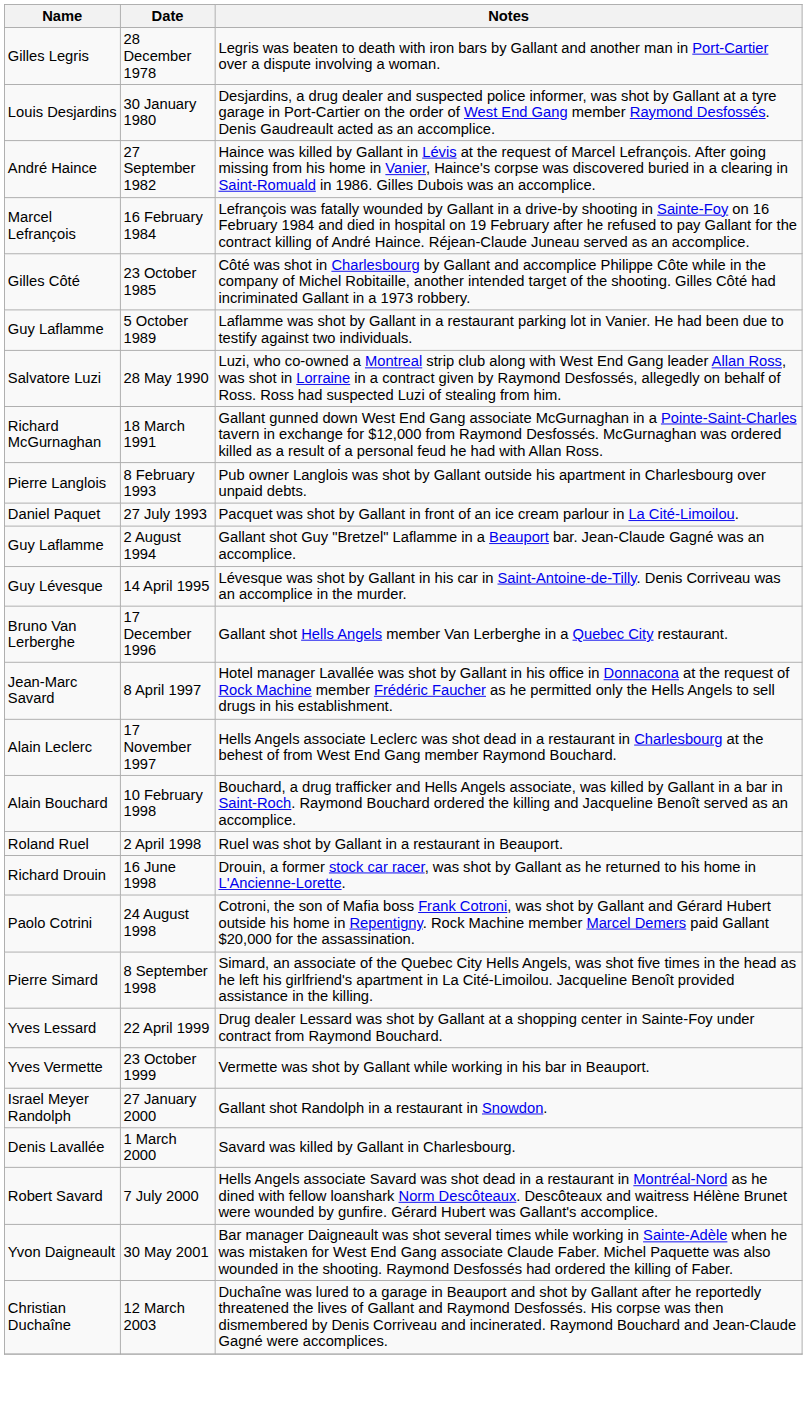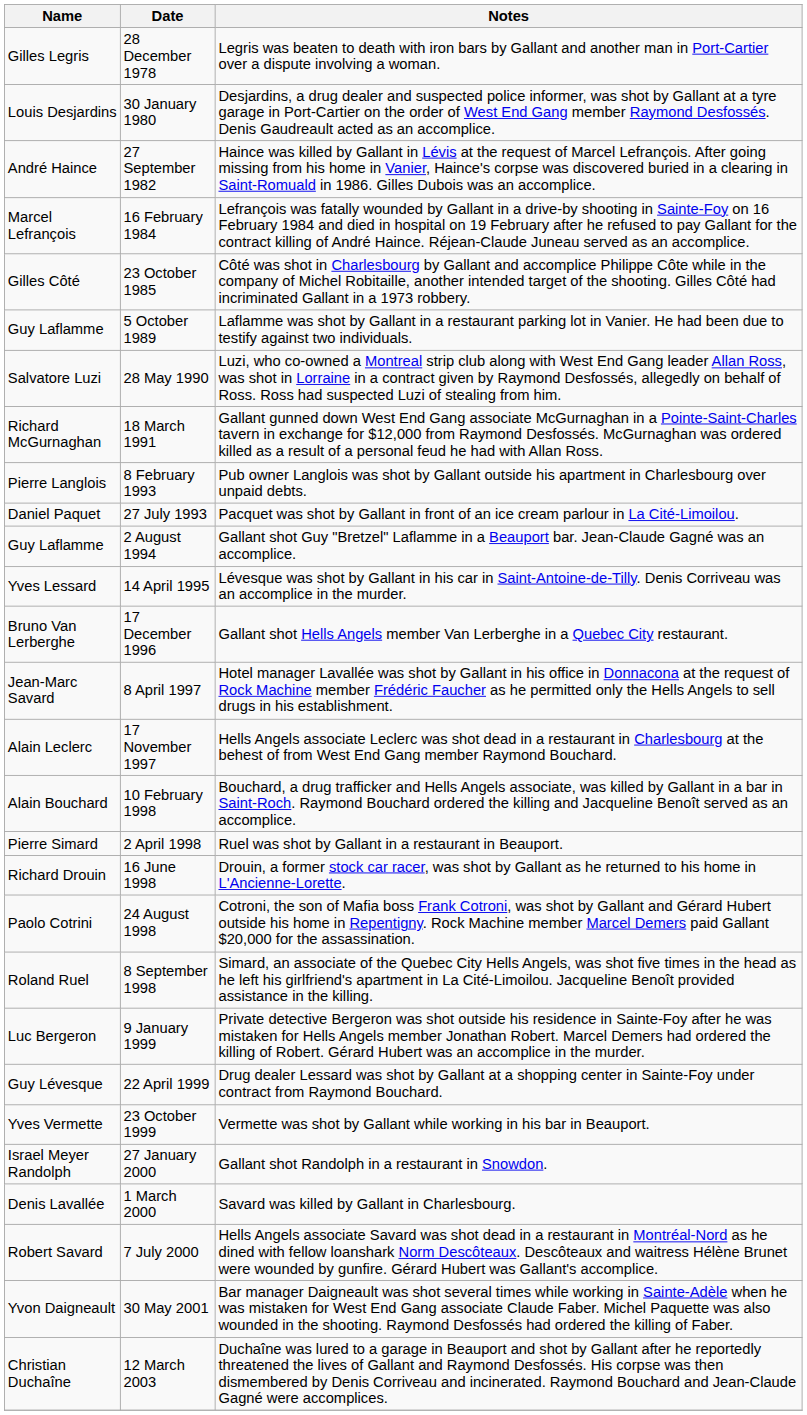(55, 586) Guy Lévesque -> (52, 586) Yves Lessard
(48, 843) Roland Ruel -> (53, 843) Pierre Simard
(53, 979) Pierre Simard -> (48, 979) Roland Ruel
+ row: (156, 1036)
(52, 1028) Yves Lessard -> (55, 1084) Guy Lévesque
